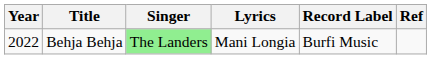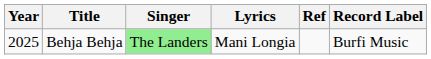columns swapped: (348, 16) <-> (411, 16)
(24, 41) 2022 -> (24, 41) 2025
